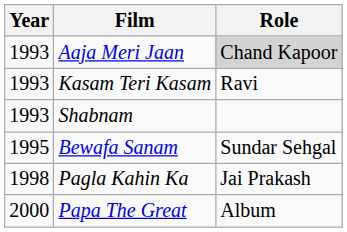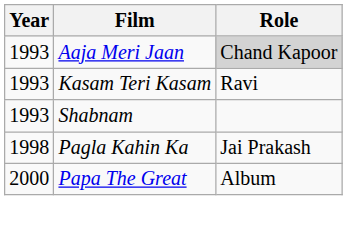- row: (118, 147)
